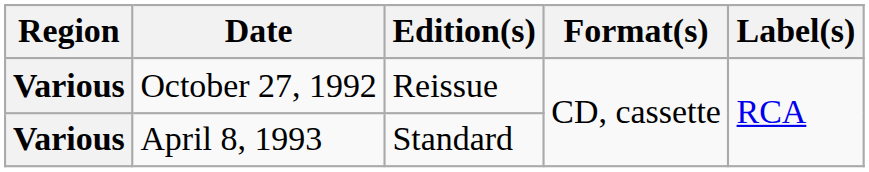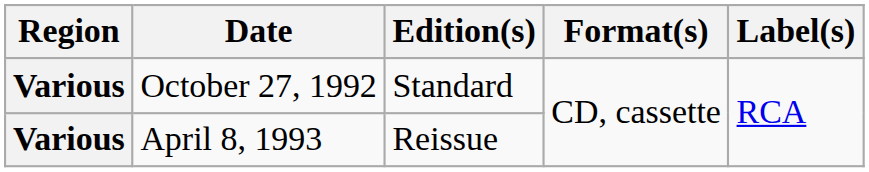(445, 85) Reissue -> (453, 85) Standard
(453, 138) Standard -> (445, 138) Reissue
